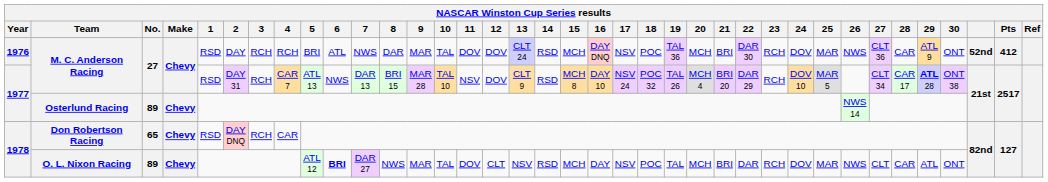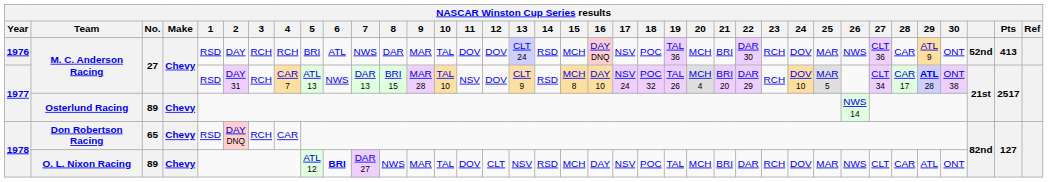(1008, 51) 412 -> (1008, 51) 413
